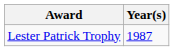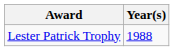(139, 35) 1987 -> (139, 35) 1988
